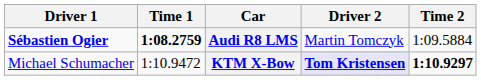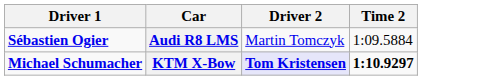- column: (171, 16)
(71, 63) normal -> (75, 63) bold
